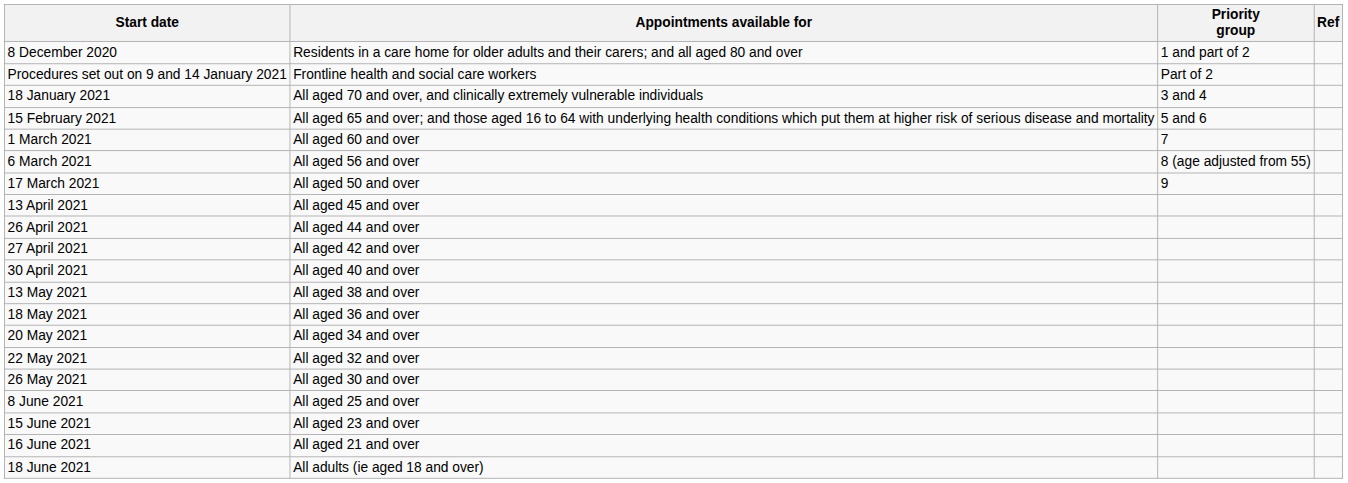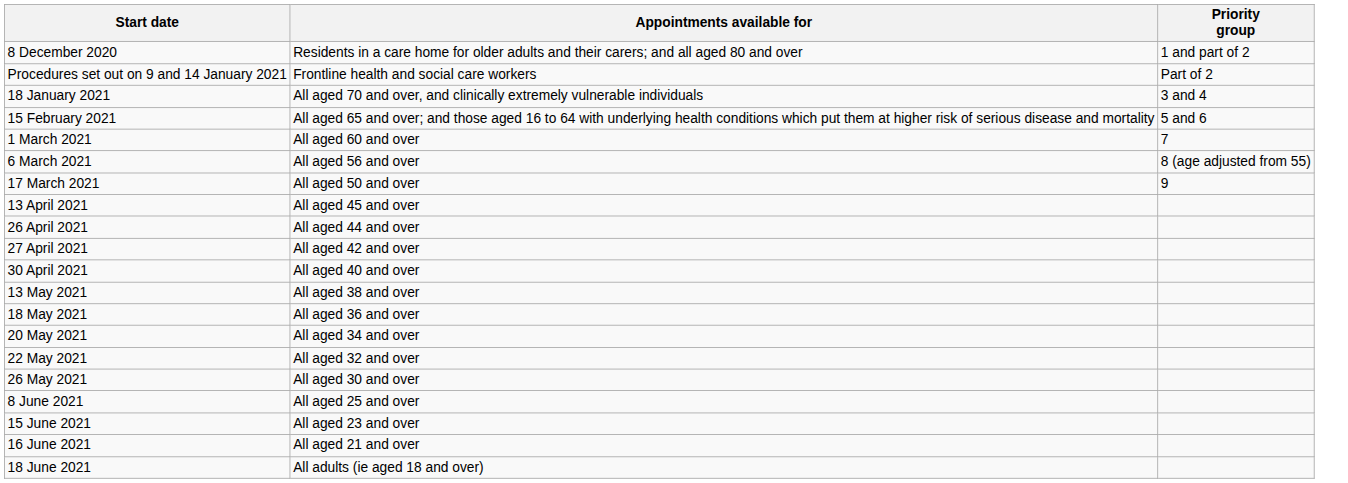- column: (1328, 23)
